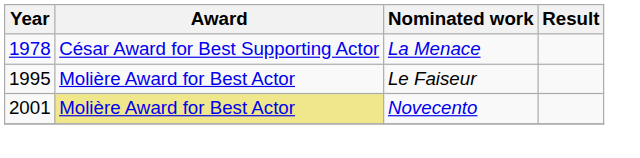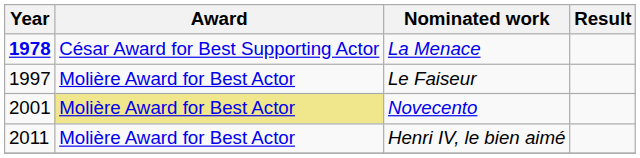(30, 49) normal -> (30, 49) bold
(30, 78) 1995 -> (30, 78) 1997
+ row: (477, 138)
